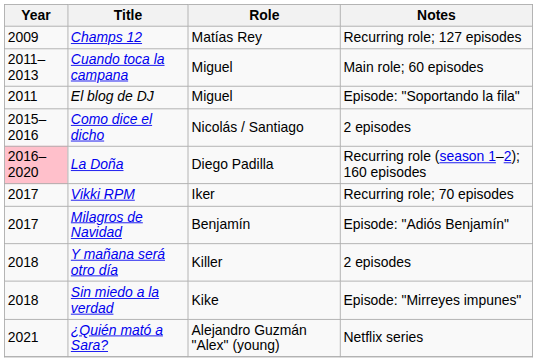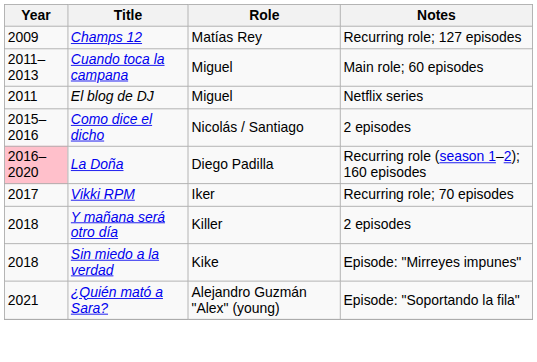(432, 97) Episode: "Soportando la fila" -> (383, 97) Netflix series
- row: (107, 224)
(383, 338) Netflix series -> (432, 300) Episode: "Soportando la fila"
